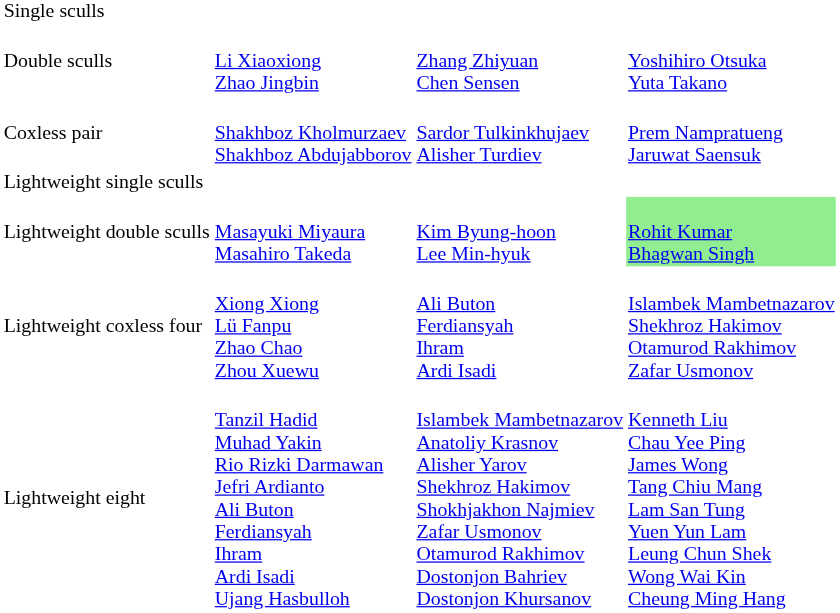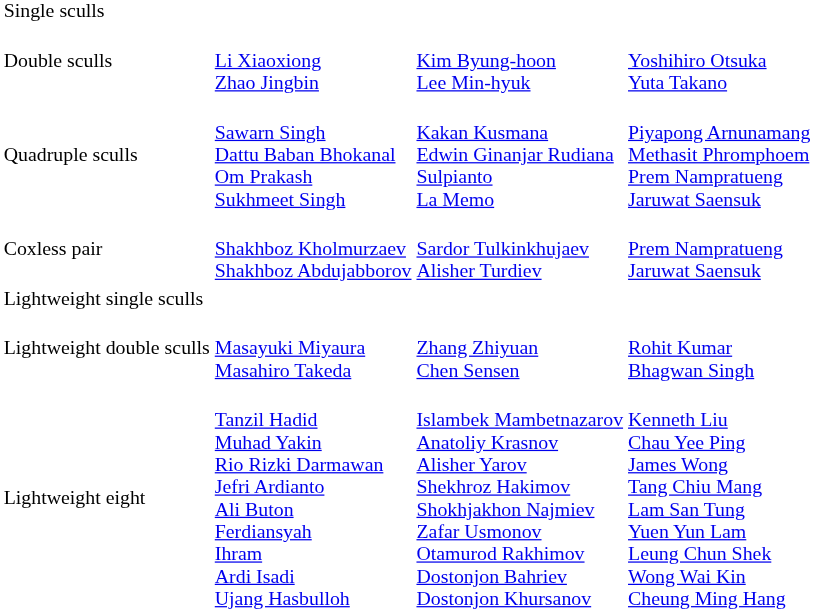(477, 71) Zhang Zhiyuan Chen Sensen -> (486, 71) Kim Byung-hoon Lee Min-hyuk
+ row: (71, 154)
(486, 242) Kim Byung-hoon Lee Min-hyuk -> (477, 359) Zhang Zhiyuan Chen Sensen
(691, 242) lightgreen background -> (691, 359) no background
- row: (103, 325)
